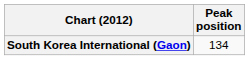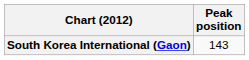(219, 45) 134 -> (219, 45) 143
